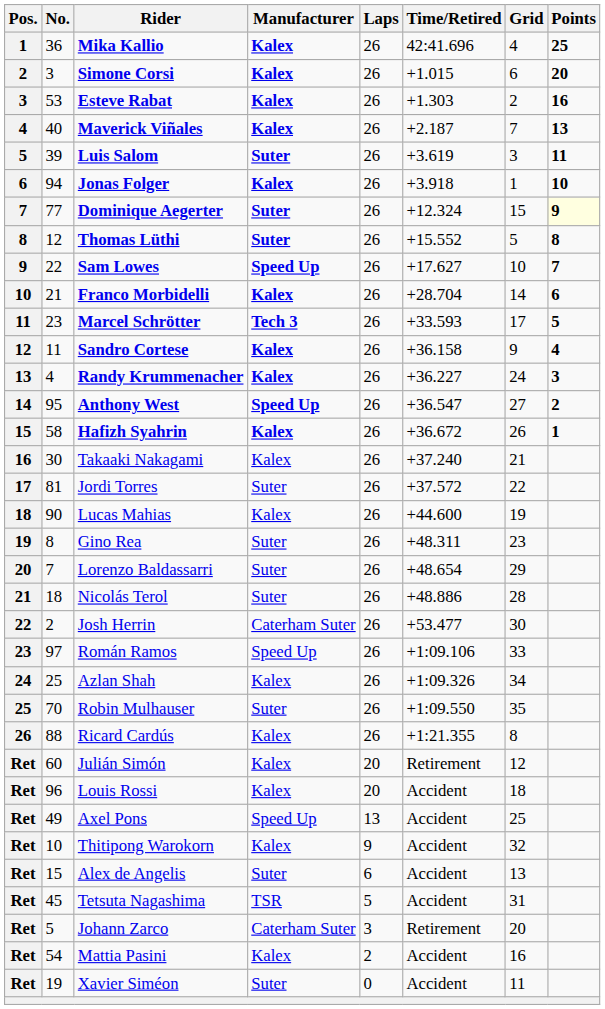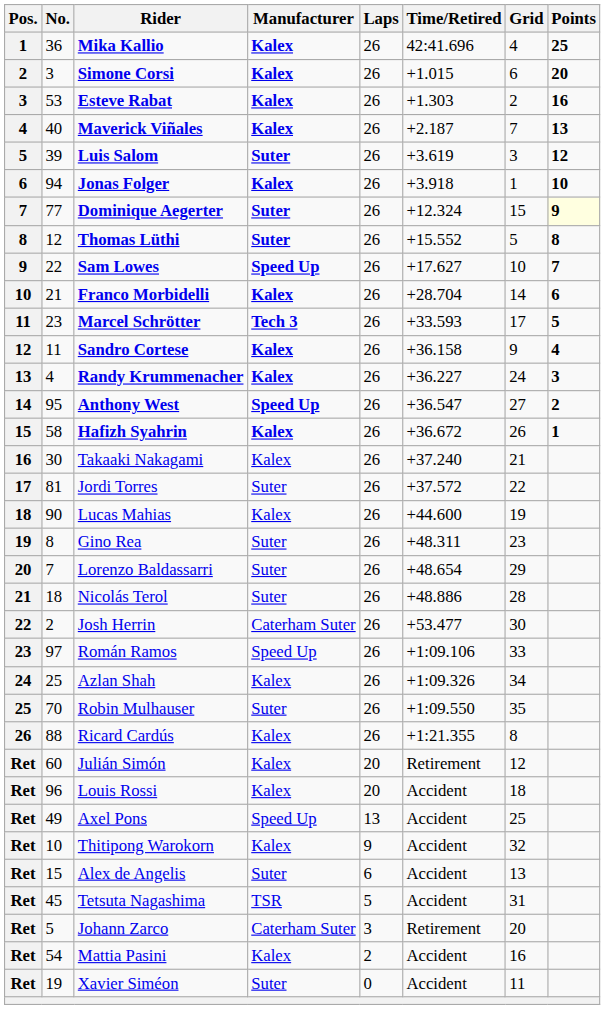(559, 156) 11 -> (560, 156) 12
